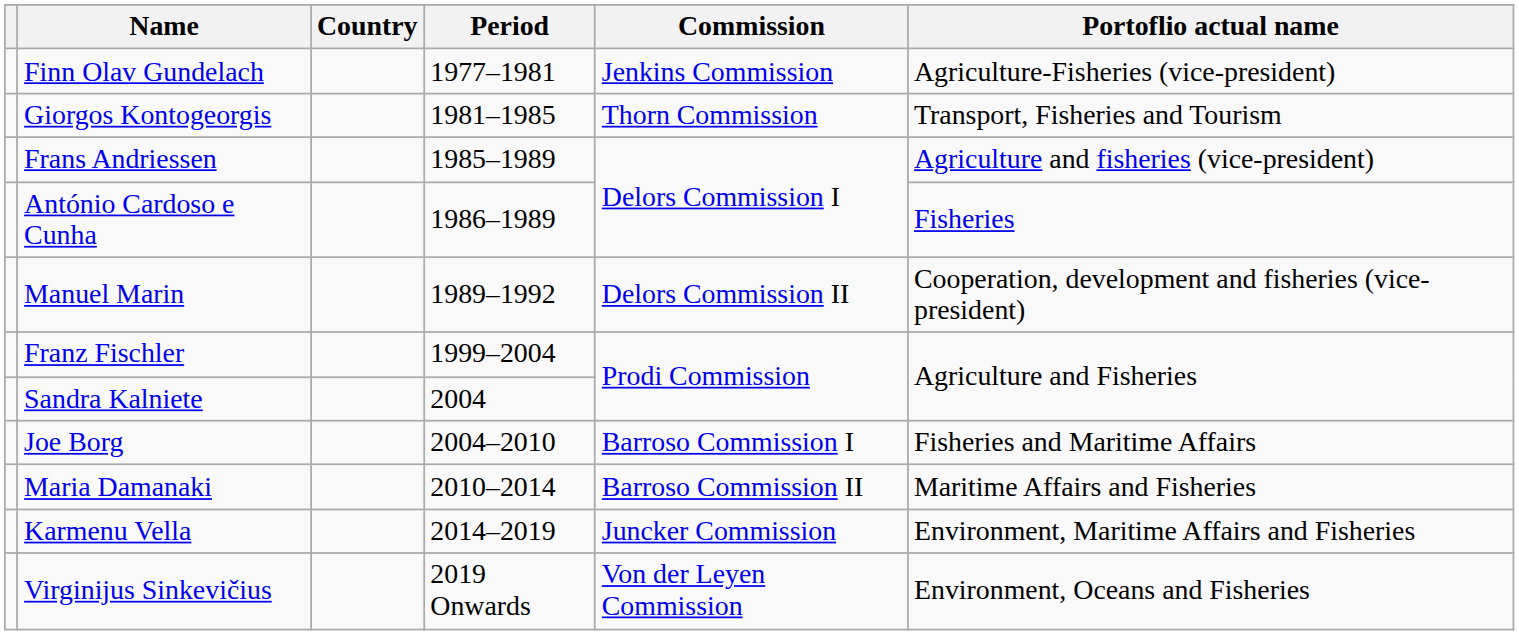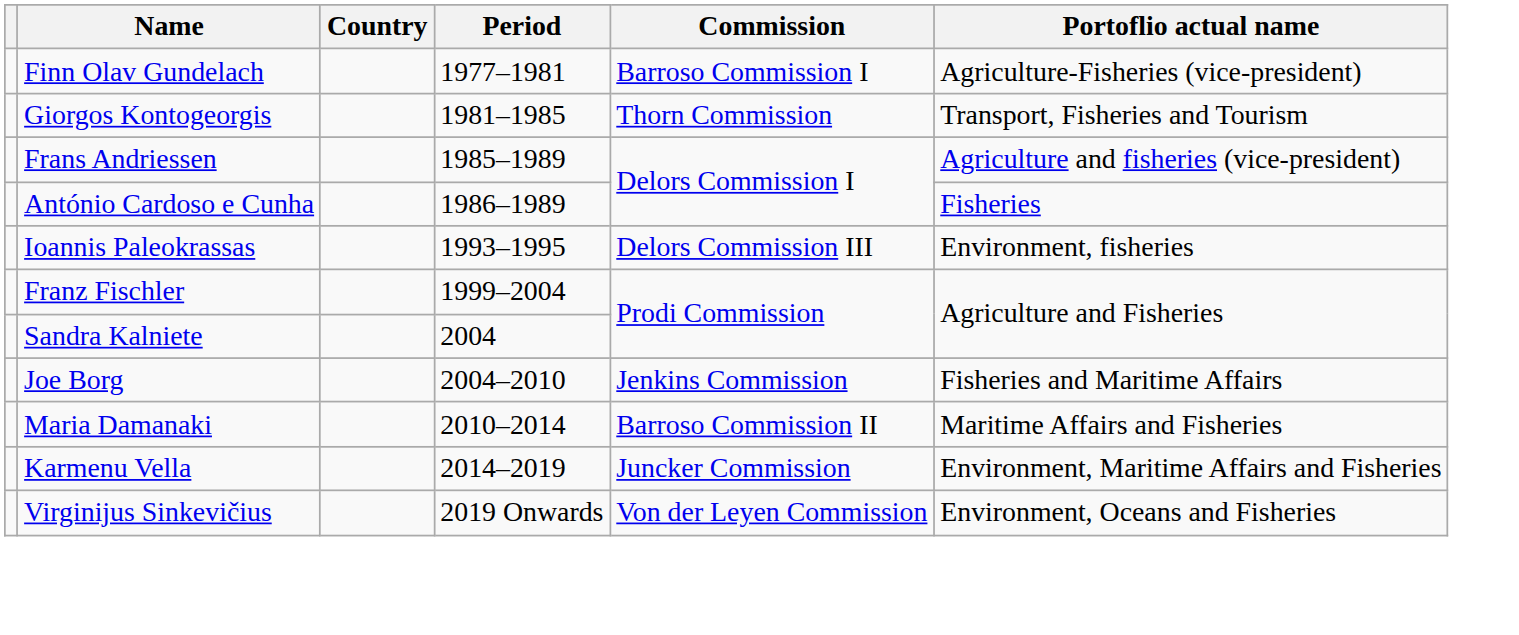(717, 70) Jenkins Commission -> (742, 70) Barroso Commission I
- row: (104, 294)
+ row: (140, 247)
(728, 442) Barroso Commission I -> (732, 379) Jenkins Commission
